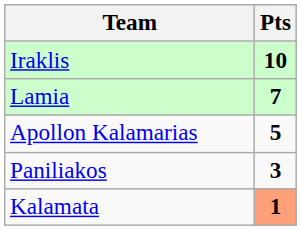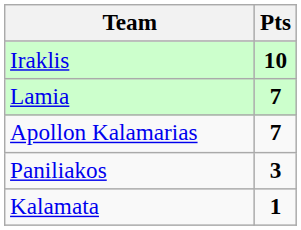(275, 133) 5 -> (275, 133) 7
(275, 206) lightsalmon background -> (275, 206) no background
